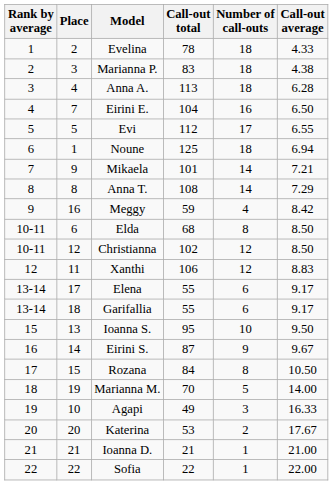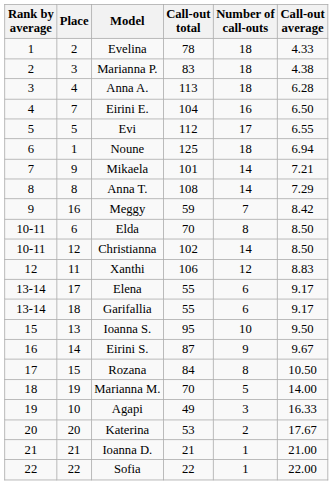(245, 209) 4 -> (245, 209) 7
(188, 229) 68 -> (188, 229) 70
(245, 249) 12 -> (245, 249) 14
